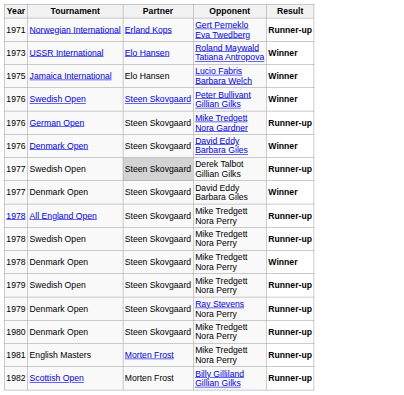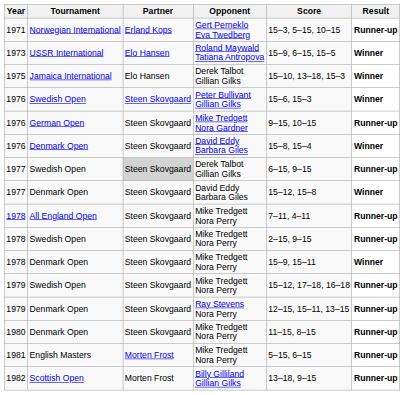+ column: (309, 12)
(224, 76) Lucio Fabris Barbara Welch -> (219, 76) Derek Talbot Gillian Gilks
